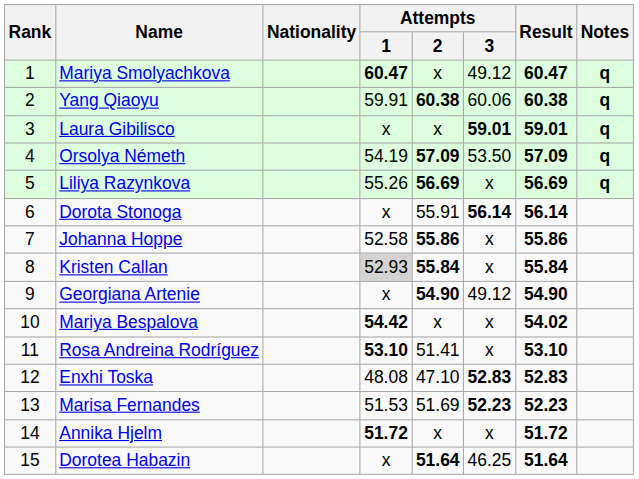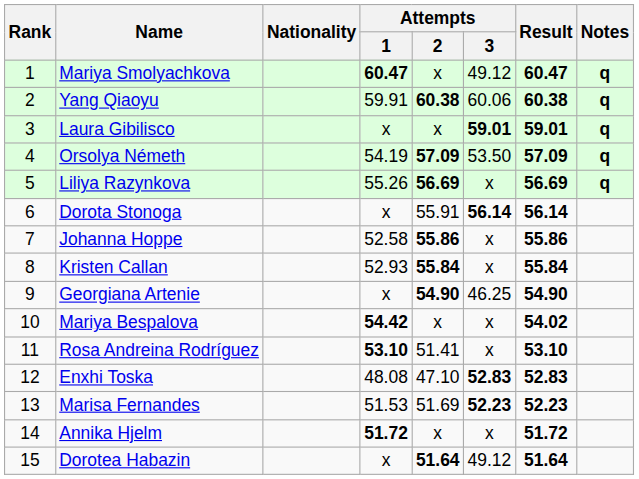(386, 267) lightgrey background -> (386, 267) no background
(489, 294) 49.12 -> (489, 294) 46.25
(489, 460) 46.25 -> (489, 460) 49.12
